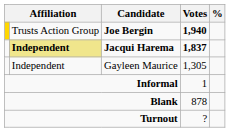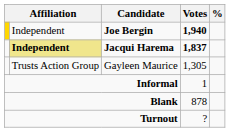(55, 31) Trusts Action Group -> (38, 31) Independent
(38, 66) Independent -> (55, 66) Trusts Action Group
